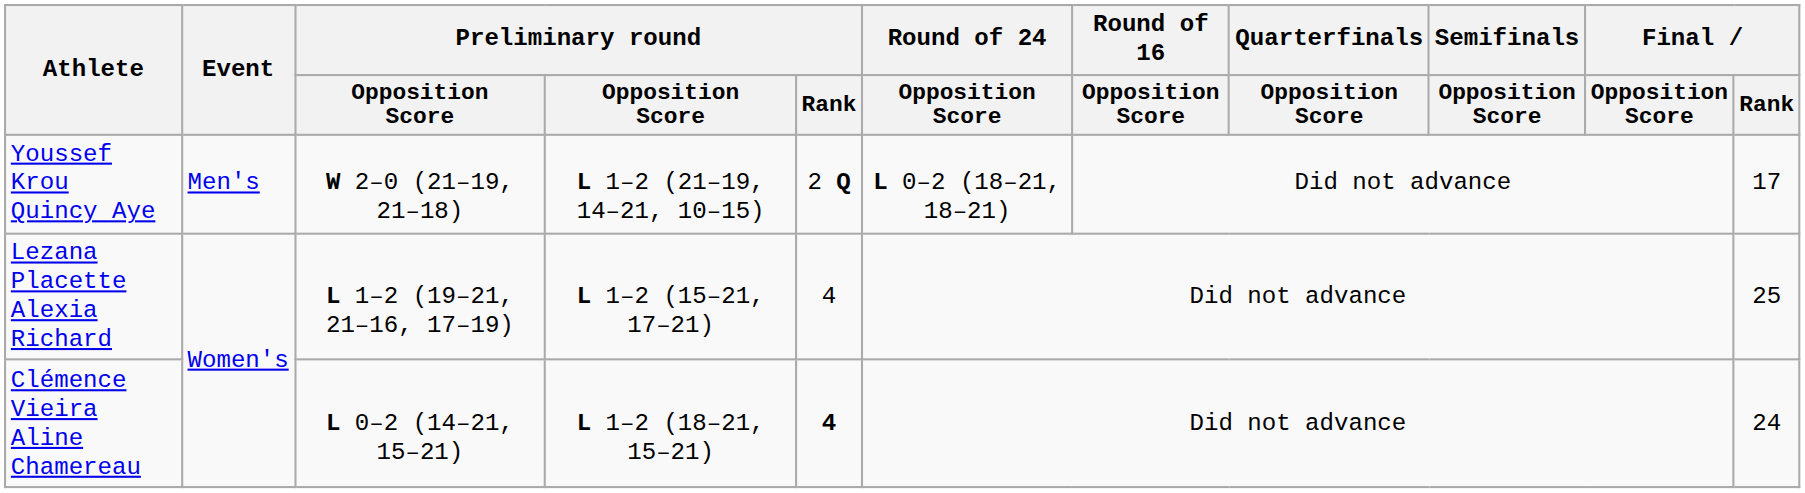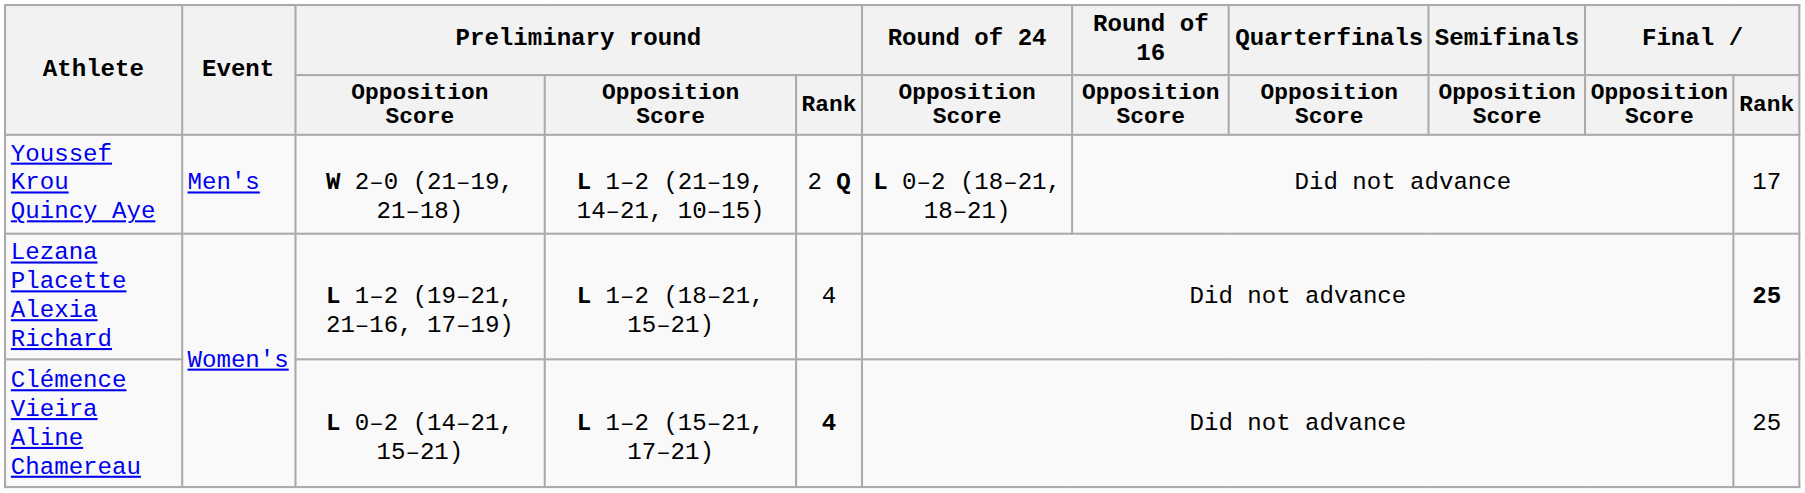(671, 311) L 1–2 (15–21, 17–21) -> (671, 311) L 1–2 (18–21, 15–21)
(1767, 296) normal -> (1767, 296) bold
(671, 438) L 1–2 (18–21, 15–21) -> (671, 438) L 1–2 (15–21, 17–21)
(1767, 423) 24 -> (1767, 423) 25
